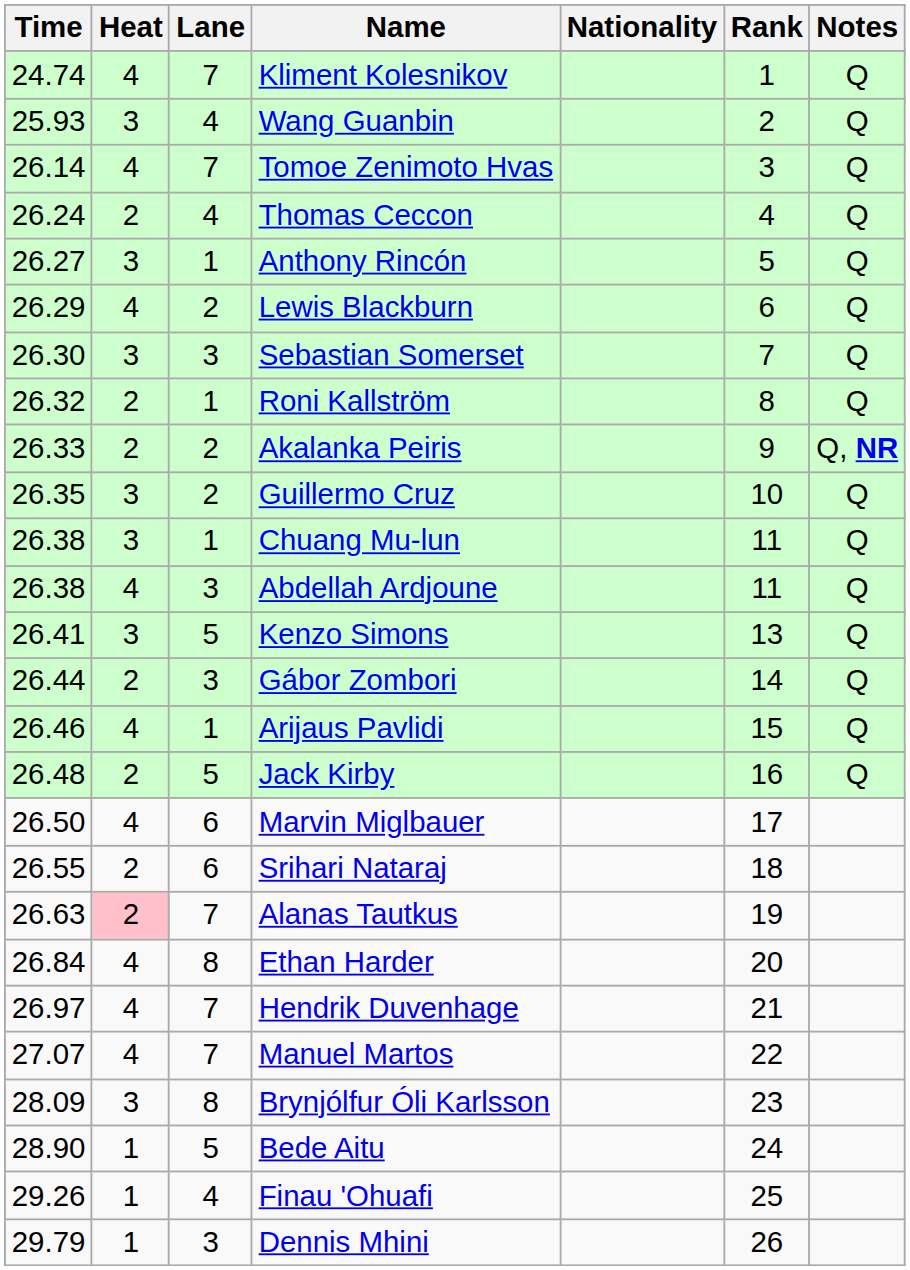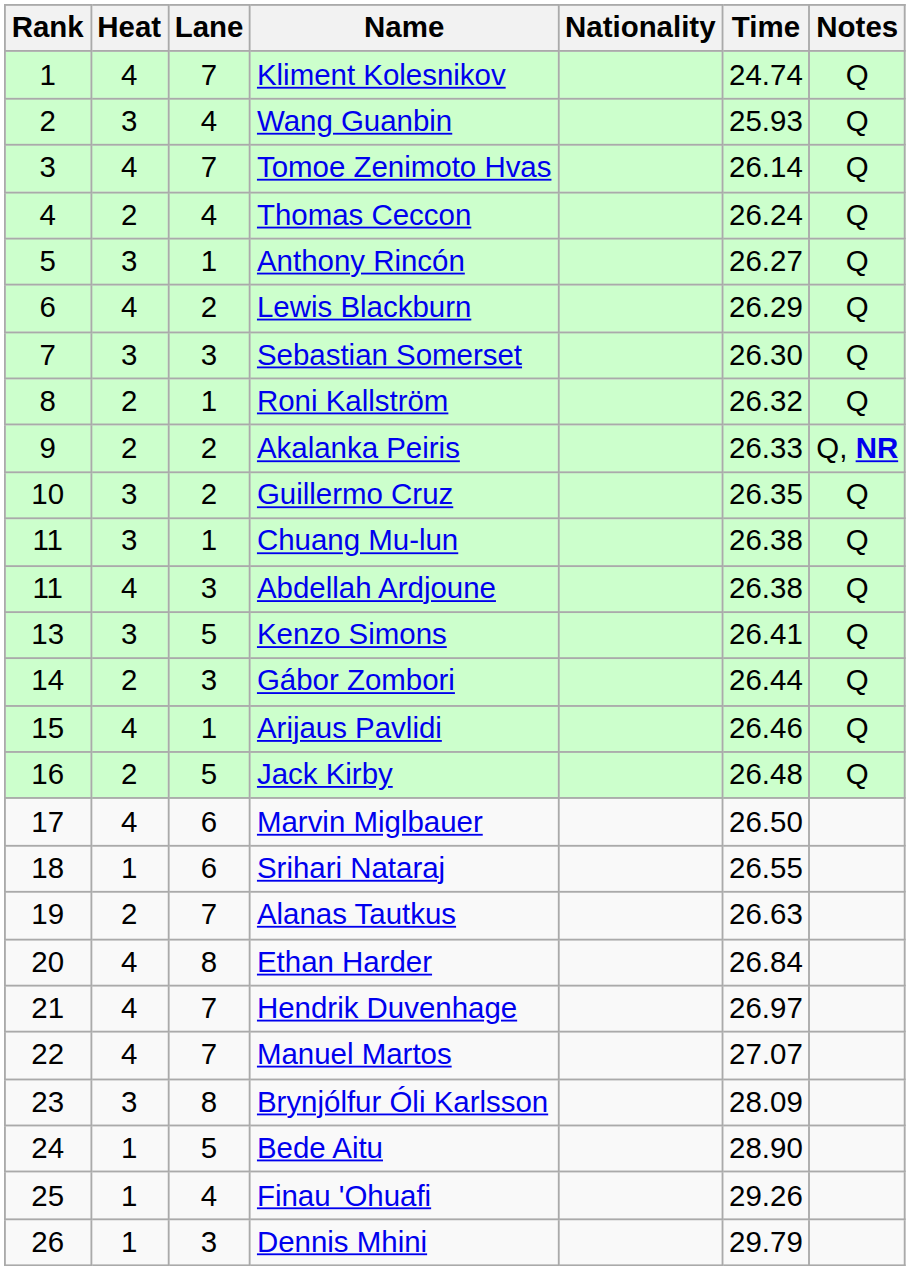columns swapped: (767, 27) <-> (49, 27)
(131, 868) 2 -> (129, 868) 1
(131, 914) pink background -> (129, 914) no background
